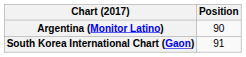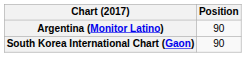(219, 44) 91 -> (219, 44) 90
